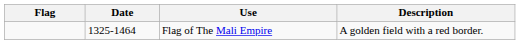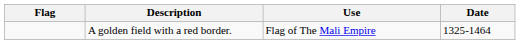columns swapped: (122, 13) <-> (426, 13)
